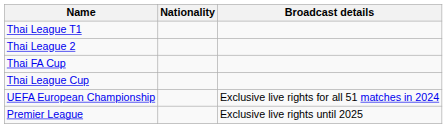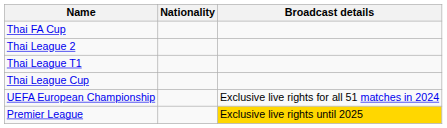rows swapped: (44, 30) <-> (36, 64)
(291, 115) no background -> (291, 115) gold background
